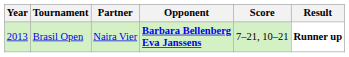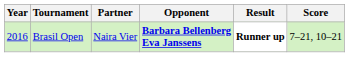columns swapped: (262, 13) <-> (318, 13)
(17, 37) 2013 -> (17, 37) 2016
